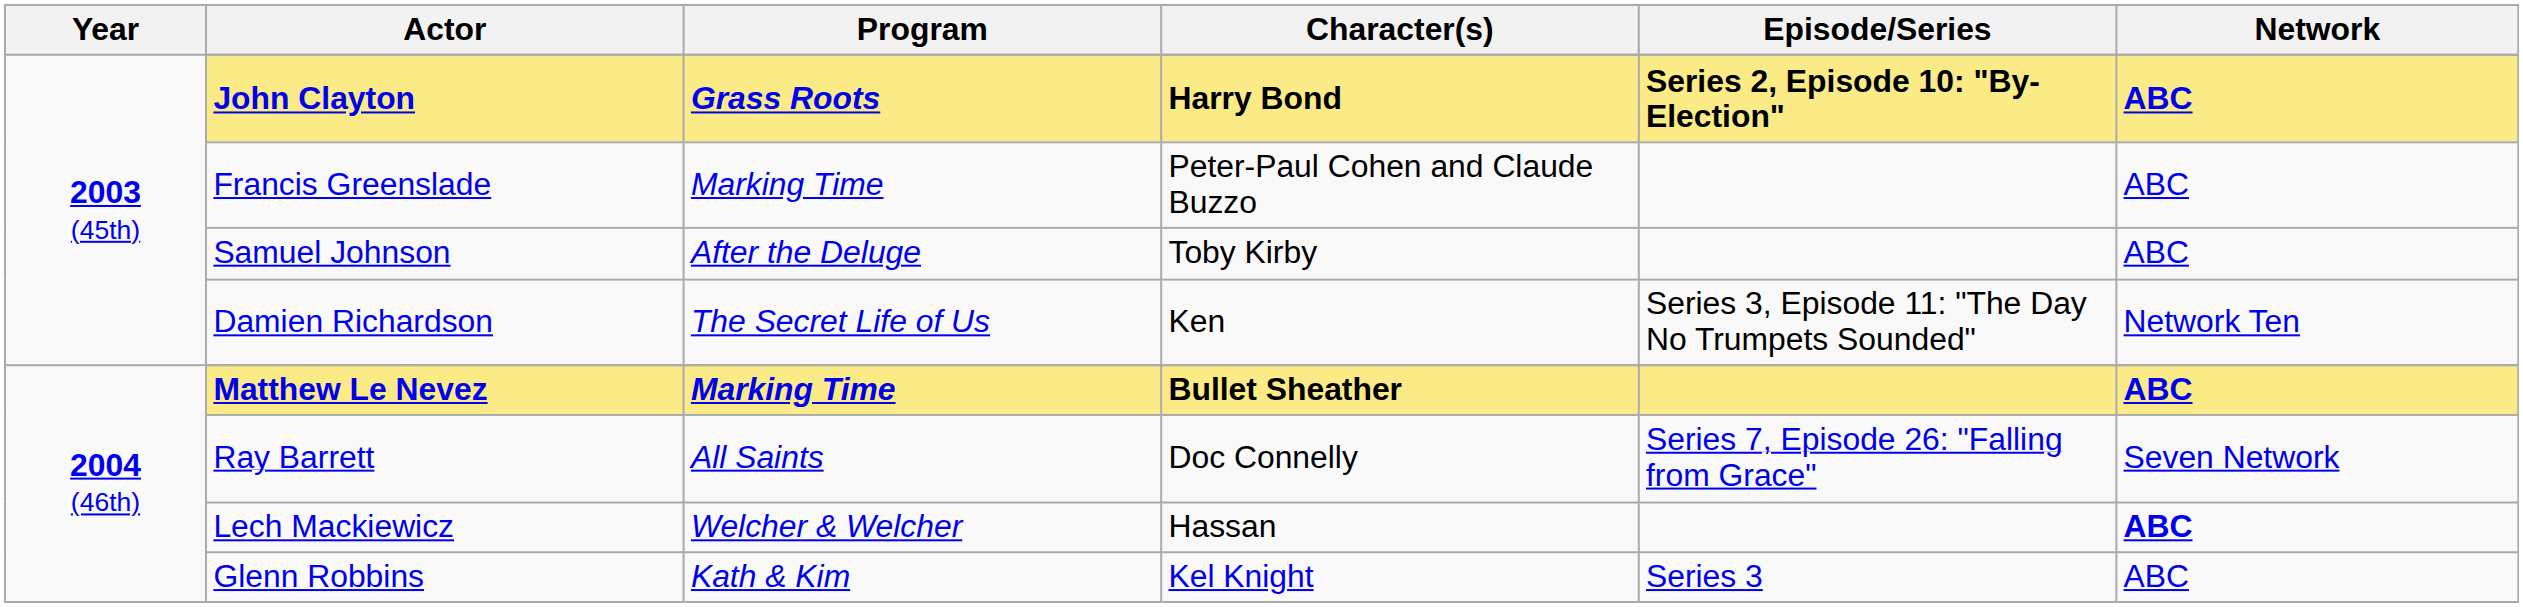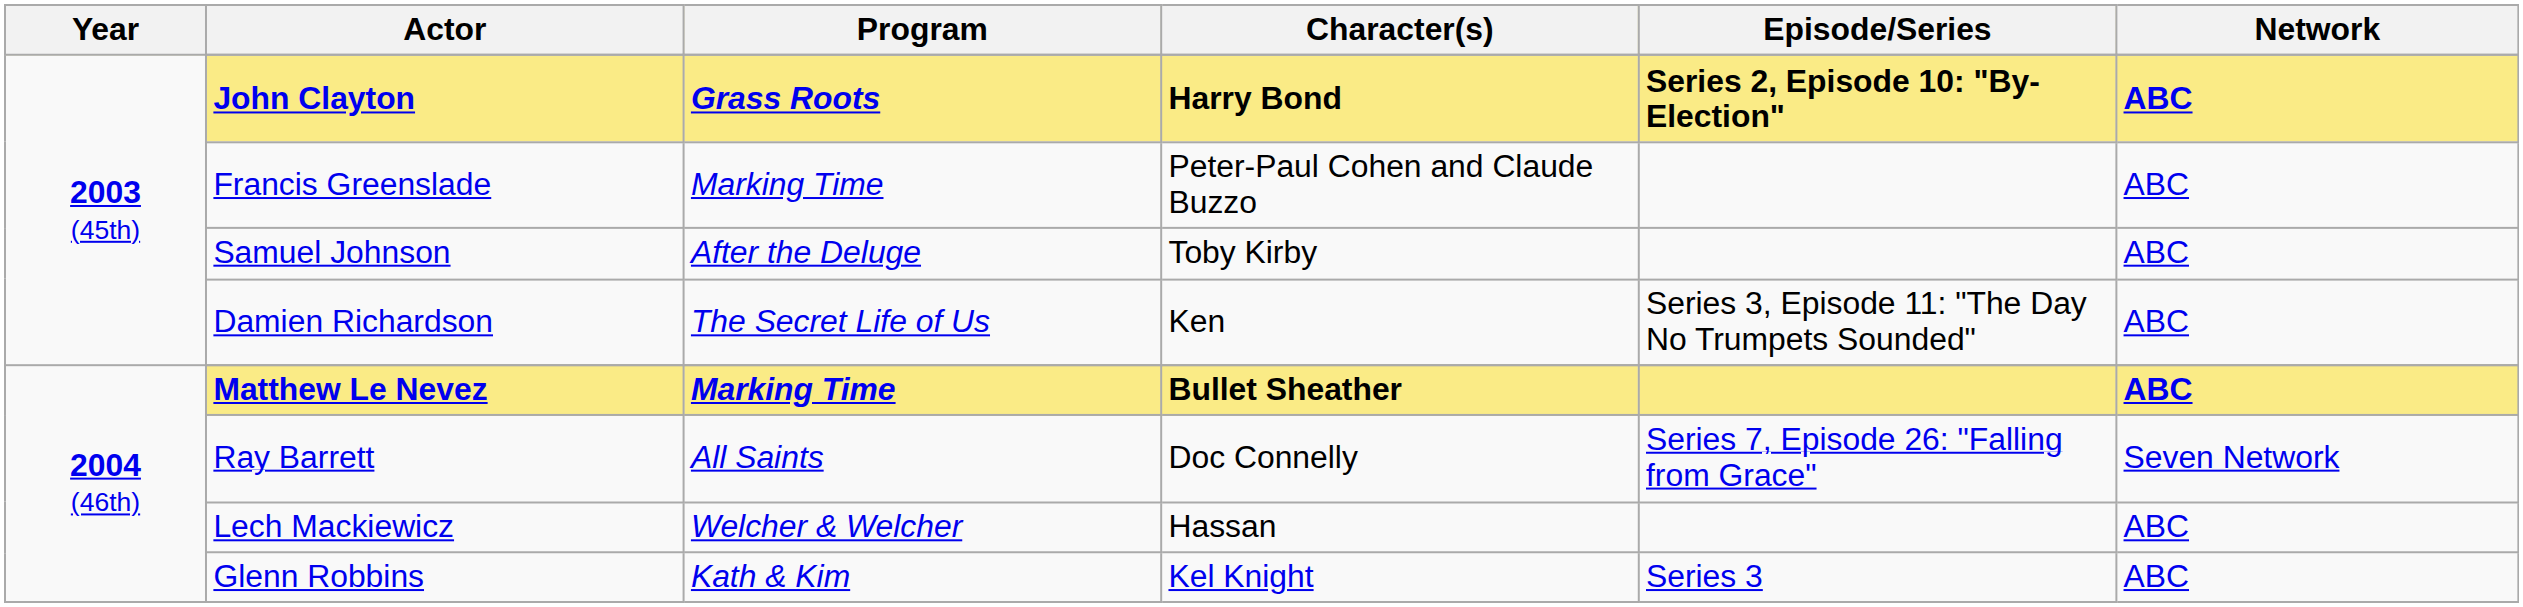(2212, 321) Network Ten -> (2156, 321) ABC
(2158, 526) bold -> (2156, 526) normal
